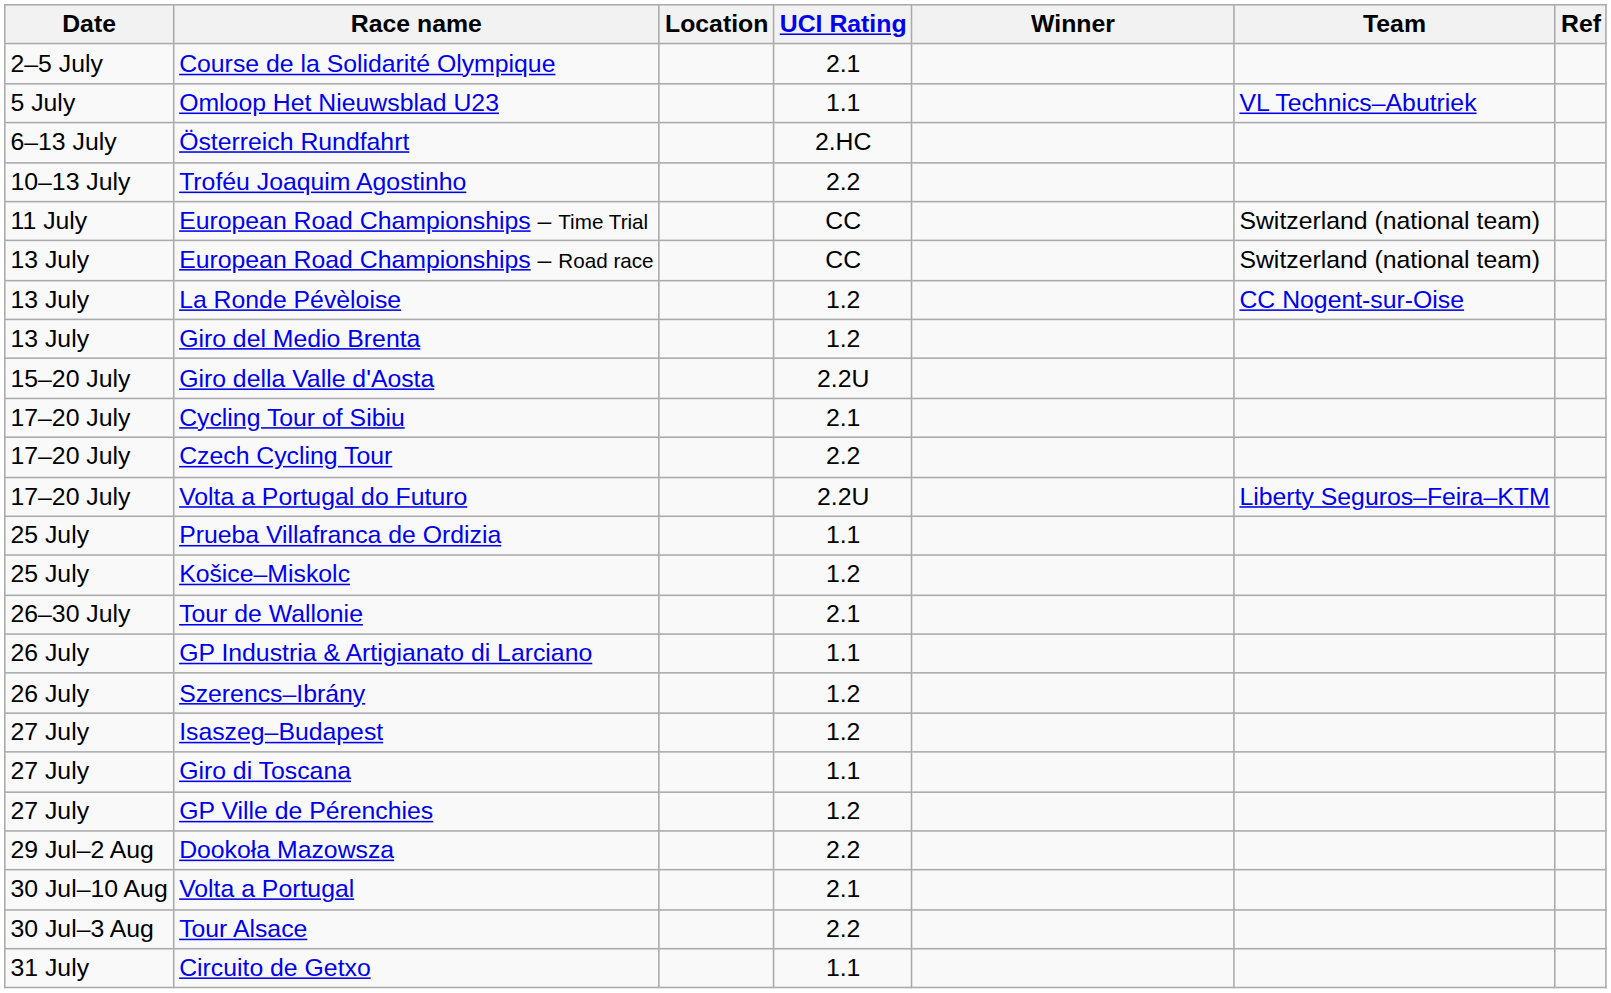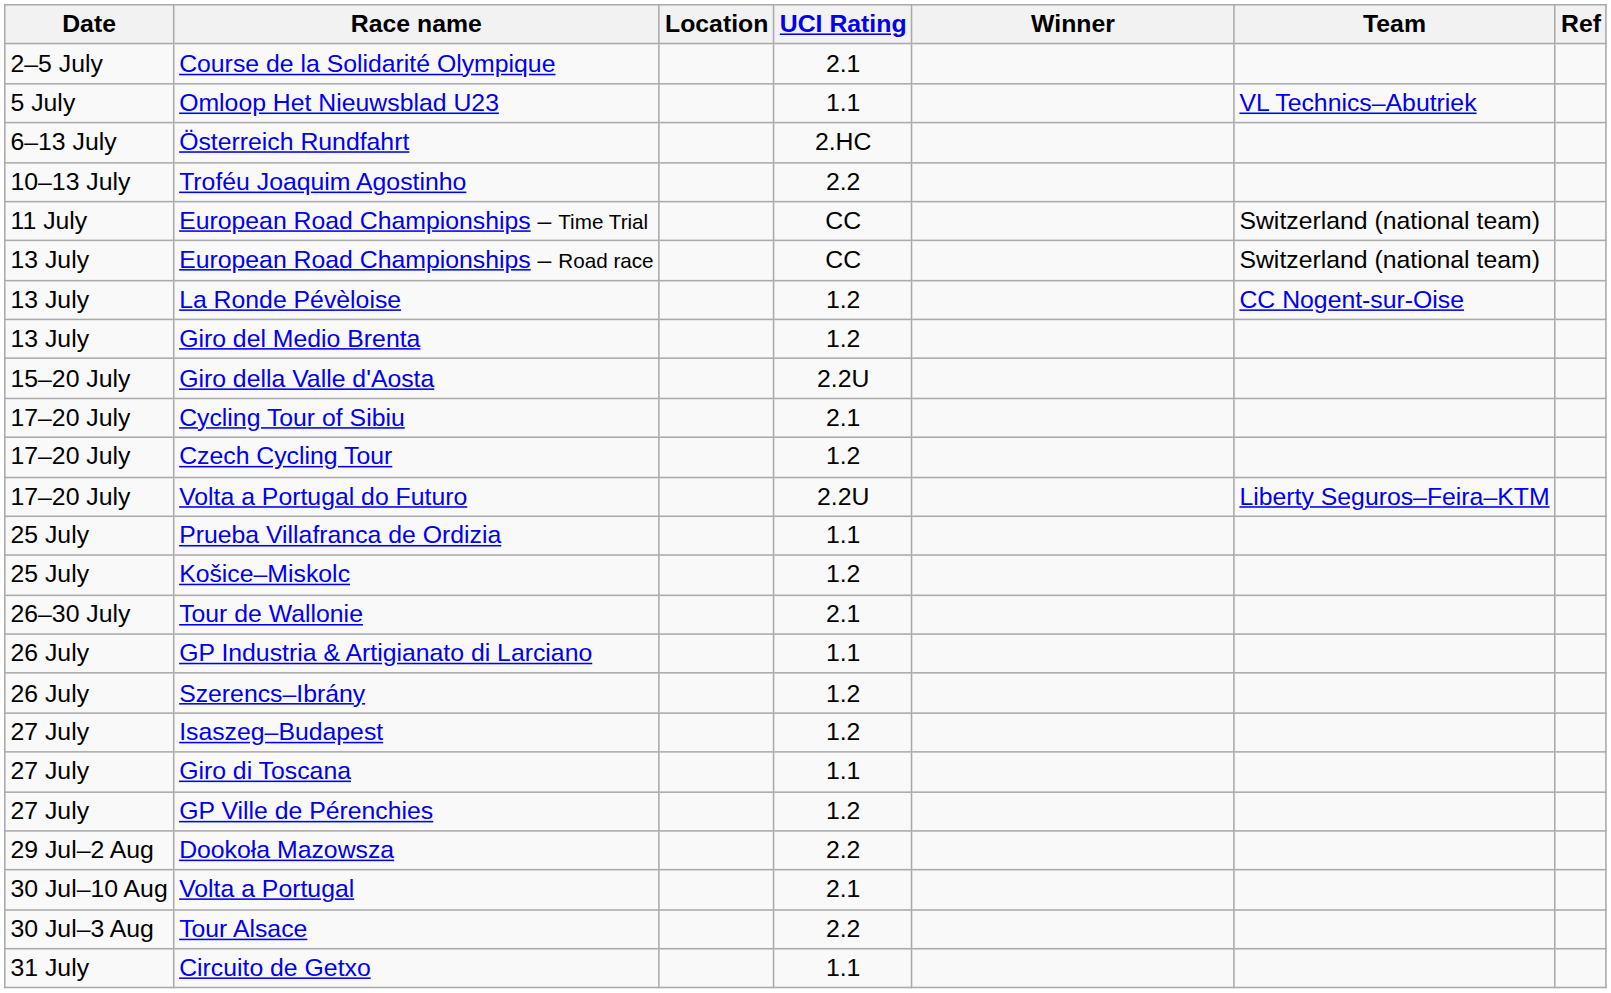(843, 456) 2.2 -> (843, 456) 1.2
